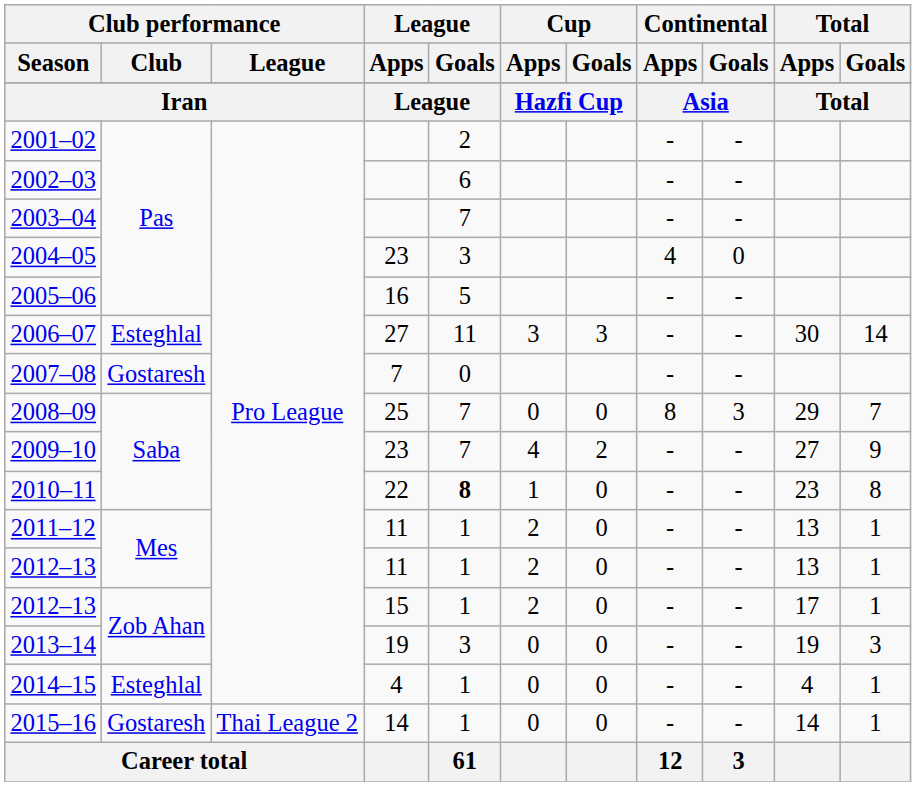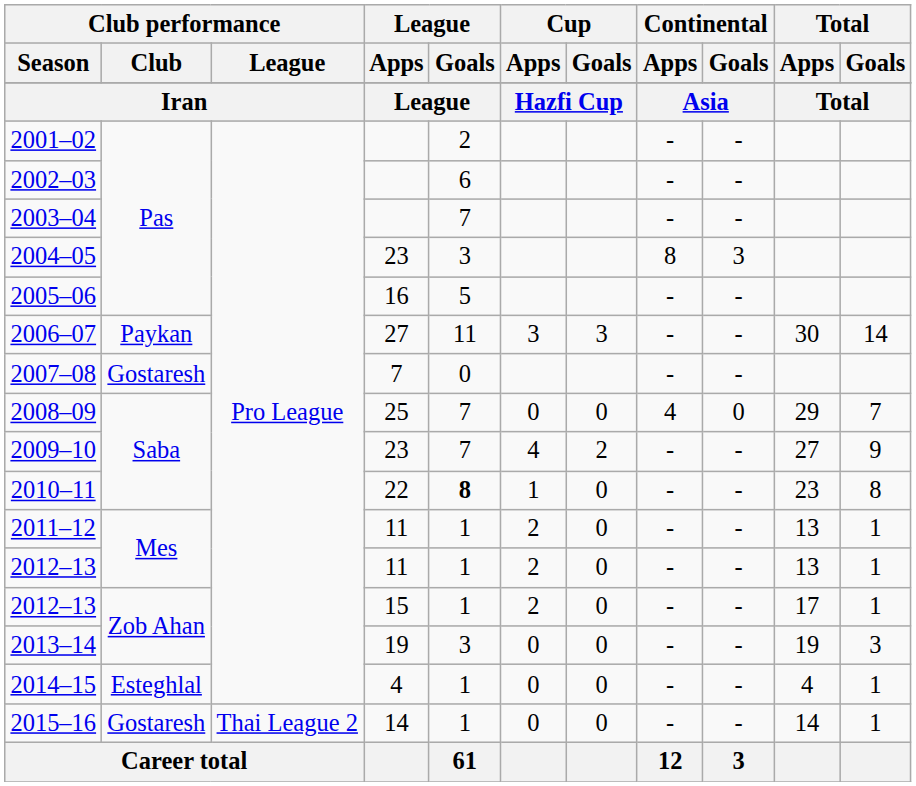(670, 256) 4 -> (670, 256) 8
(739, 256) 0 -> (739, 256) 3
(156, 334) Esteghlal -> (156, 334) Paykan
(670, 412) 8 -> (670, 412) 4
(739, 412) 3 -> (739, 412) 0
